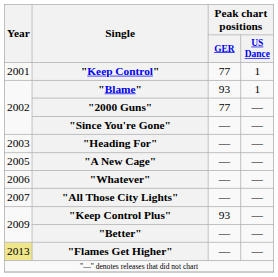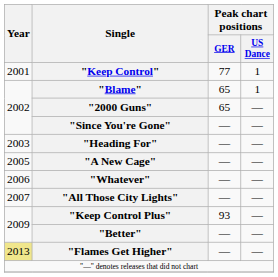(224, 89) 93 -> (224, 89) 65
(224, 107) 77 -> (224, 107) 65
